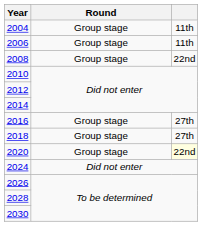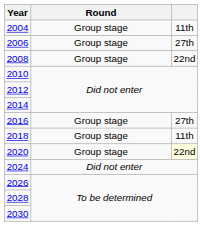(184, 43) 11th -> (184, 43) 27th
(184, 136) 27th -> (184, 136) 11th
